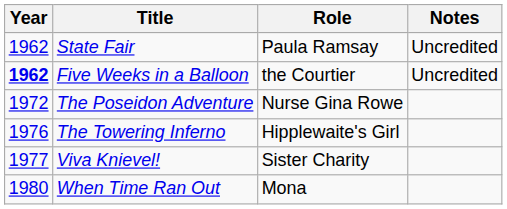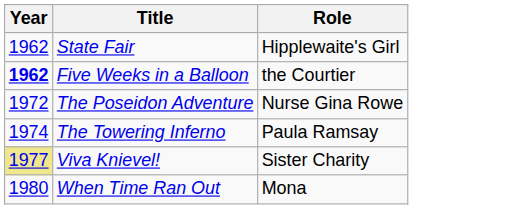- column: (455, 18)
(320, 47) Paula Ramsay -> (331, 47) Hipplewaite's Girl
(29, 132) 1976 -> (29, 132) 1974
(331, 132) Hipplewaite's Girl -> (320, 132) Paula Ramsay
(29, 160) no background -> (29, 160) khaki background
